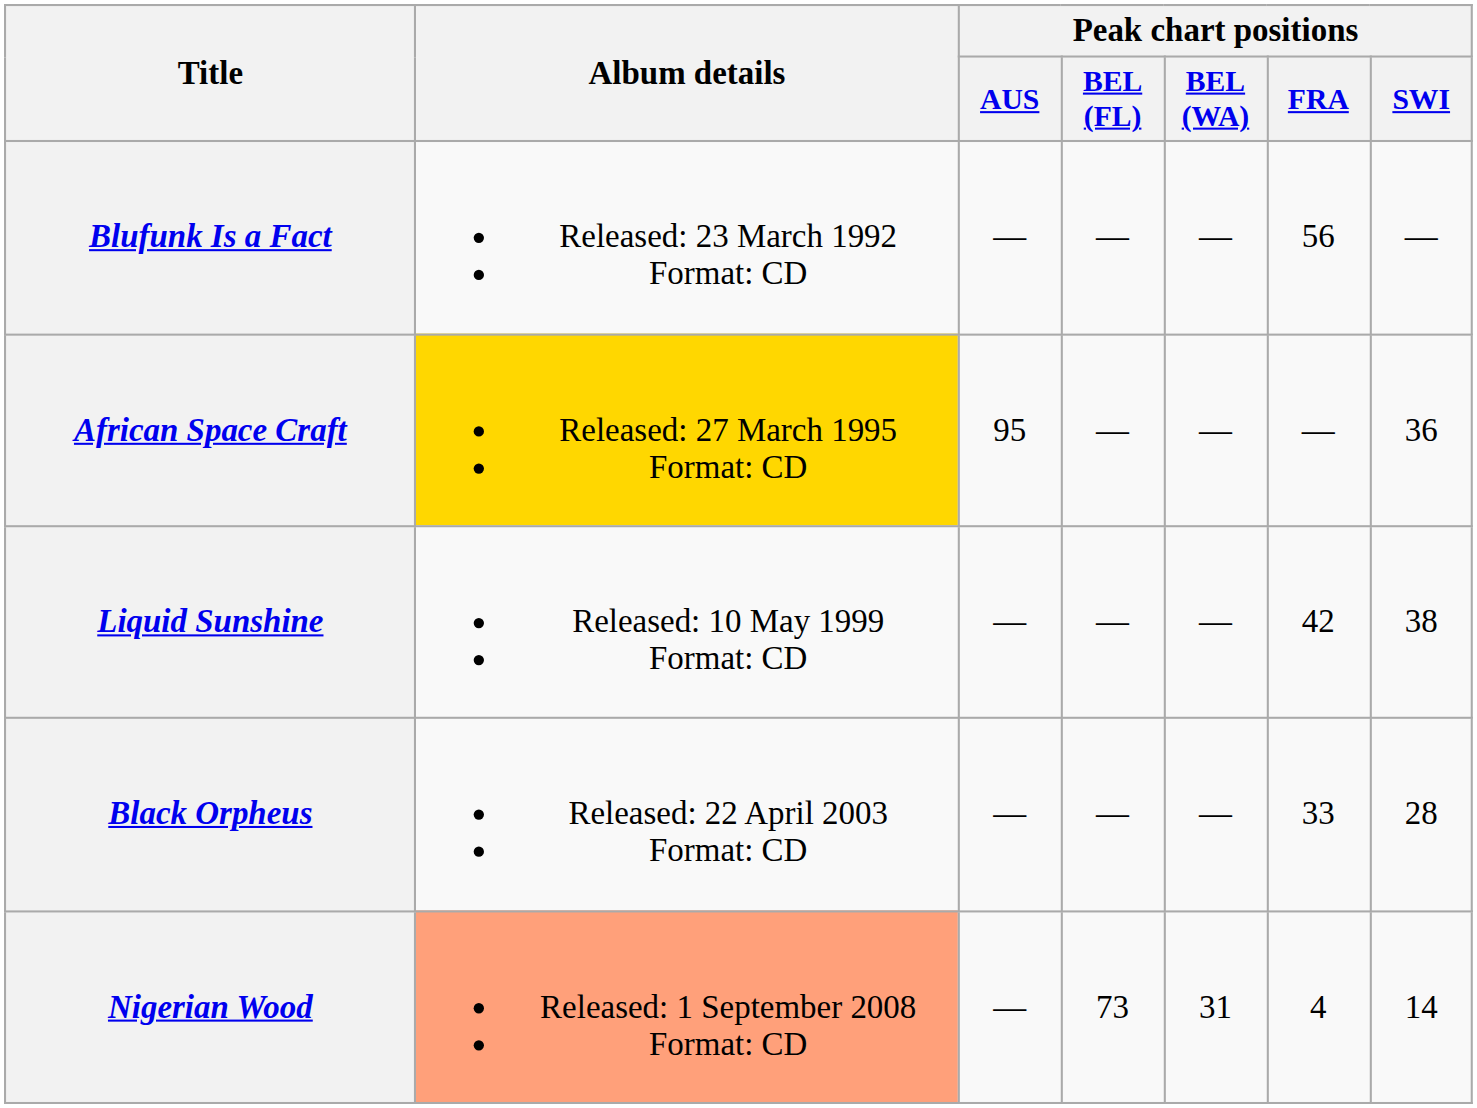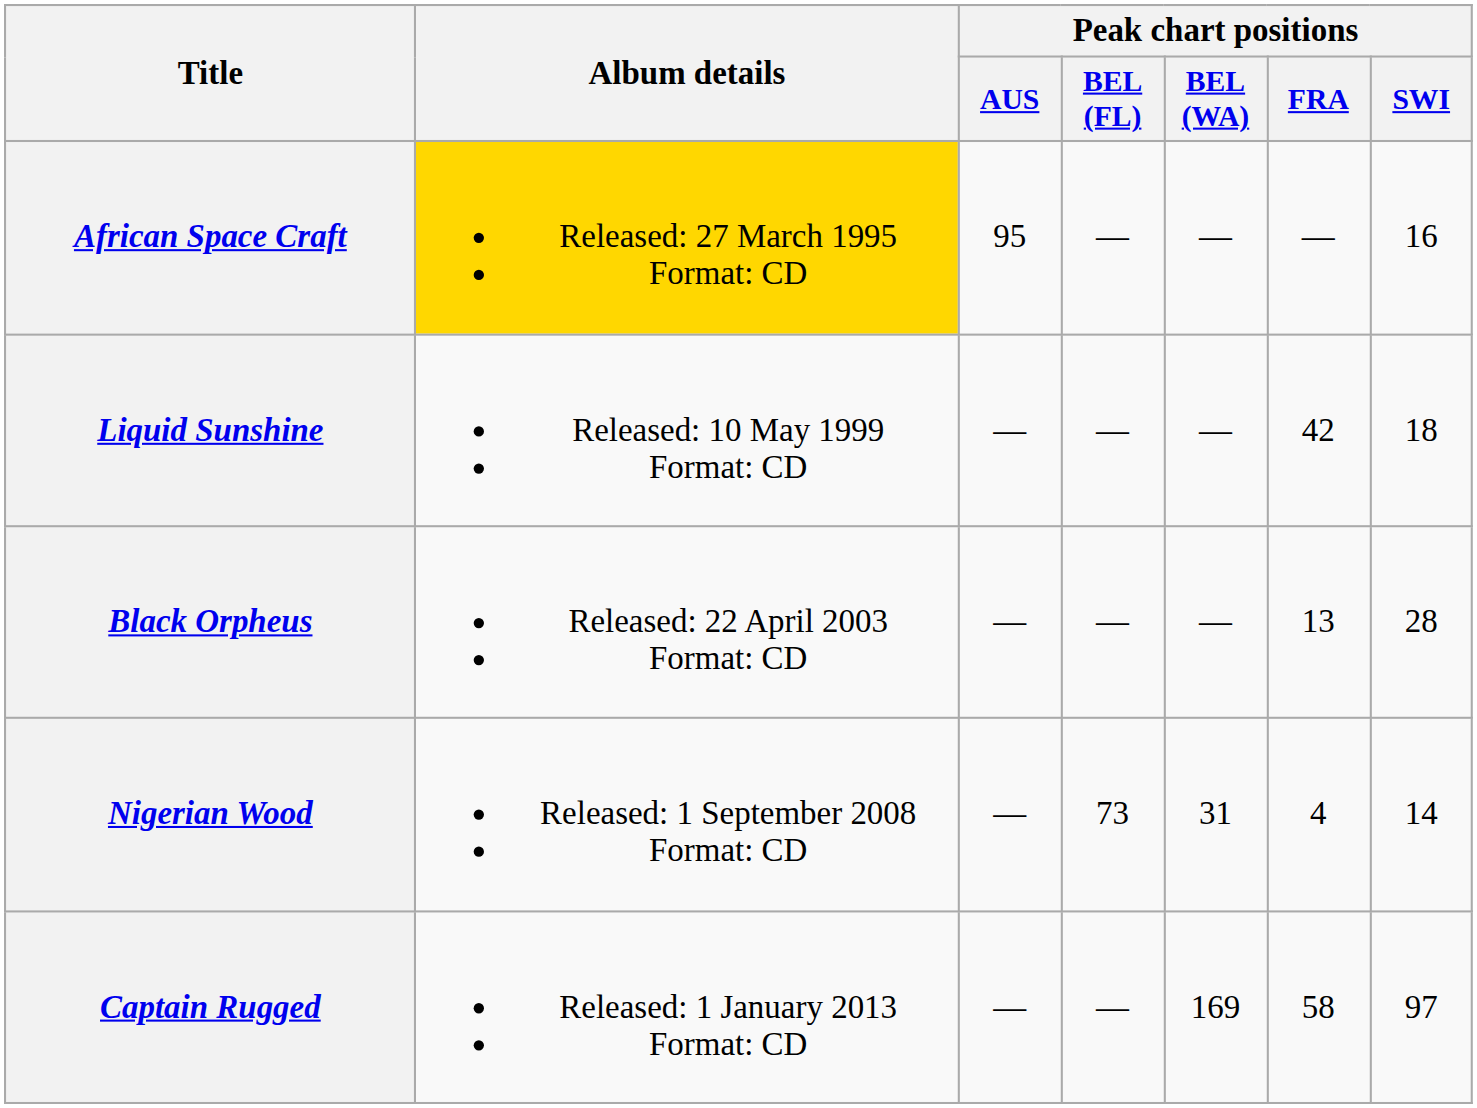- row: (210, 236)
(1421, 429) 36 -> (1421, 236) 16
(1421, 621) 38 -> (1421, 429) 18
(1318, 813) 33 -> (1318, 621) 13
(687, 1025) lightsalmon background -> (687, 833) no background
+ row: (210, 1006)
